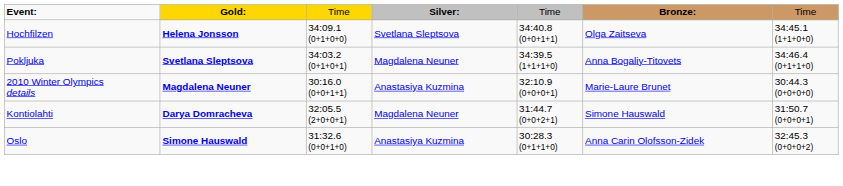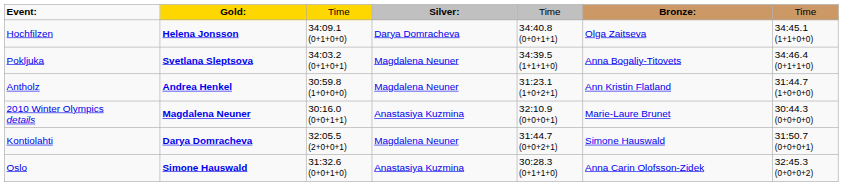(417, 33) Svetlana Sleptsova -> (417, 33) Darya Domracheva
+ row: (23, 87)
